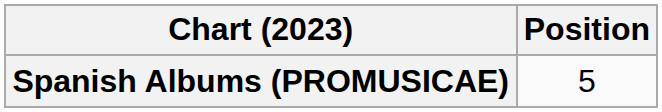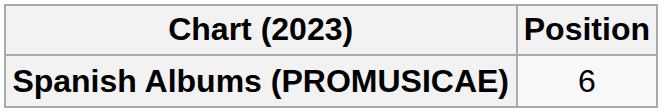(587, 80) 5 -> (587, 80) 6
